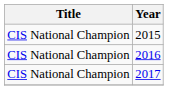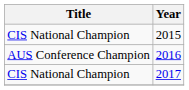(68, 54) CIS National Champion -> (79, 54) AUS Conference Champion
